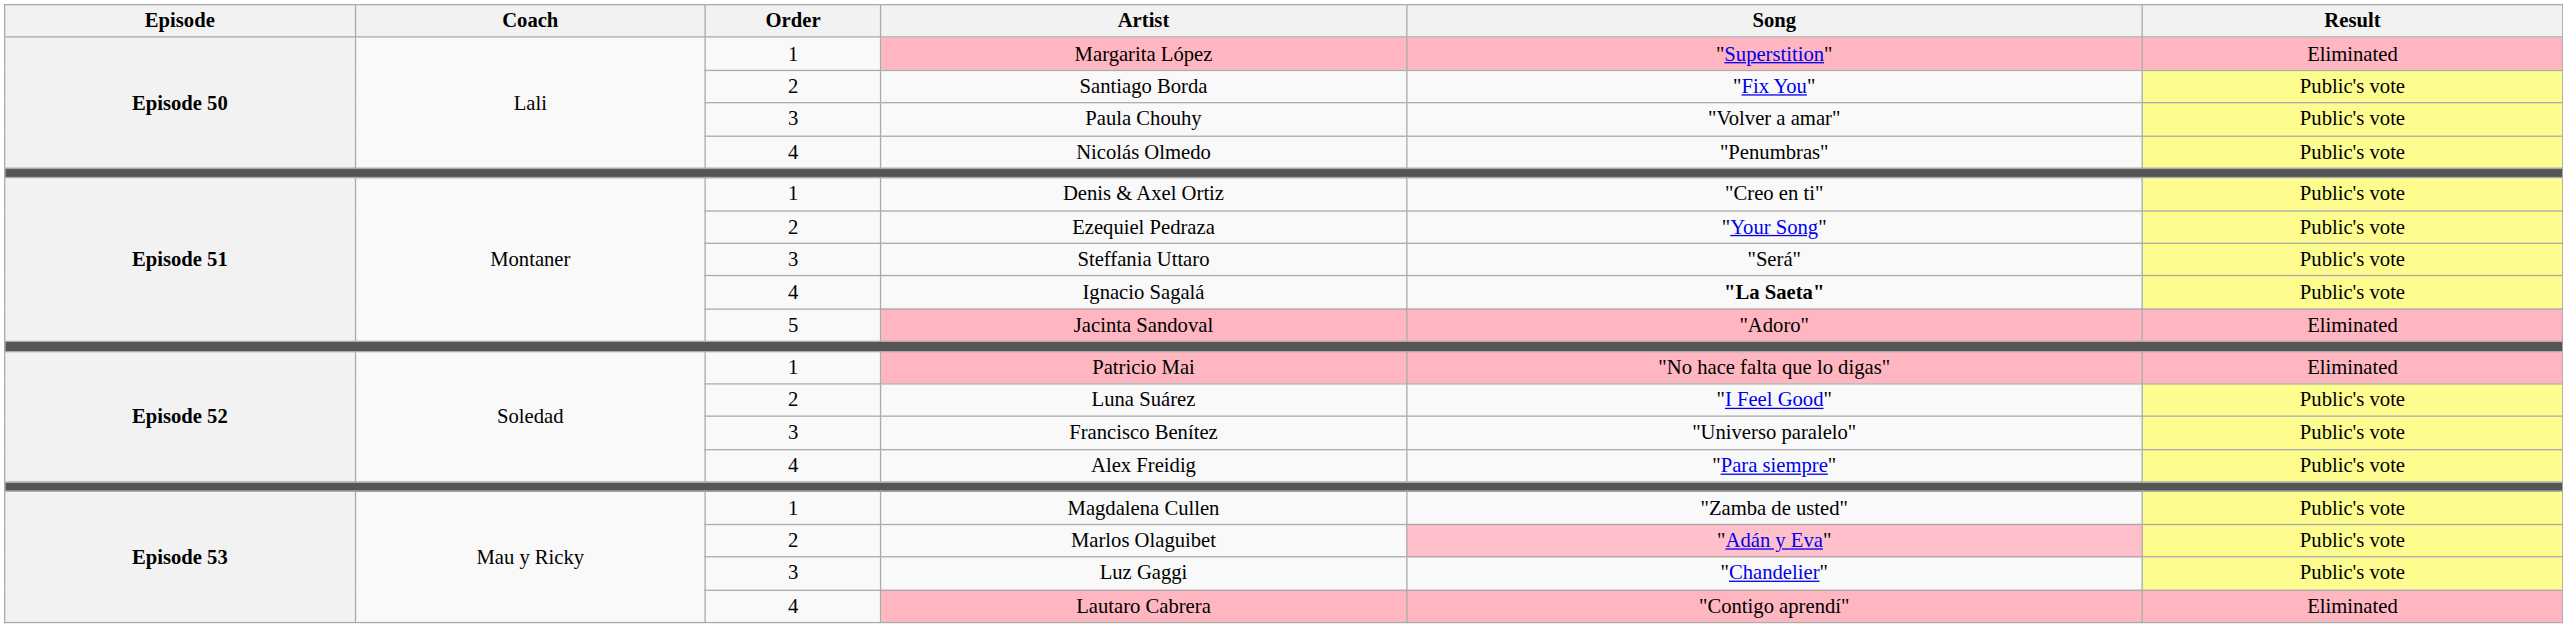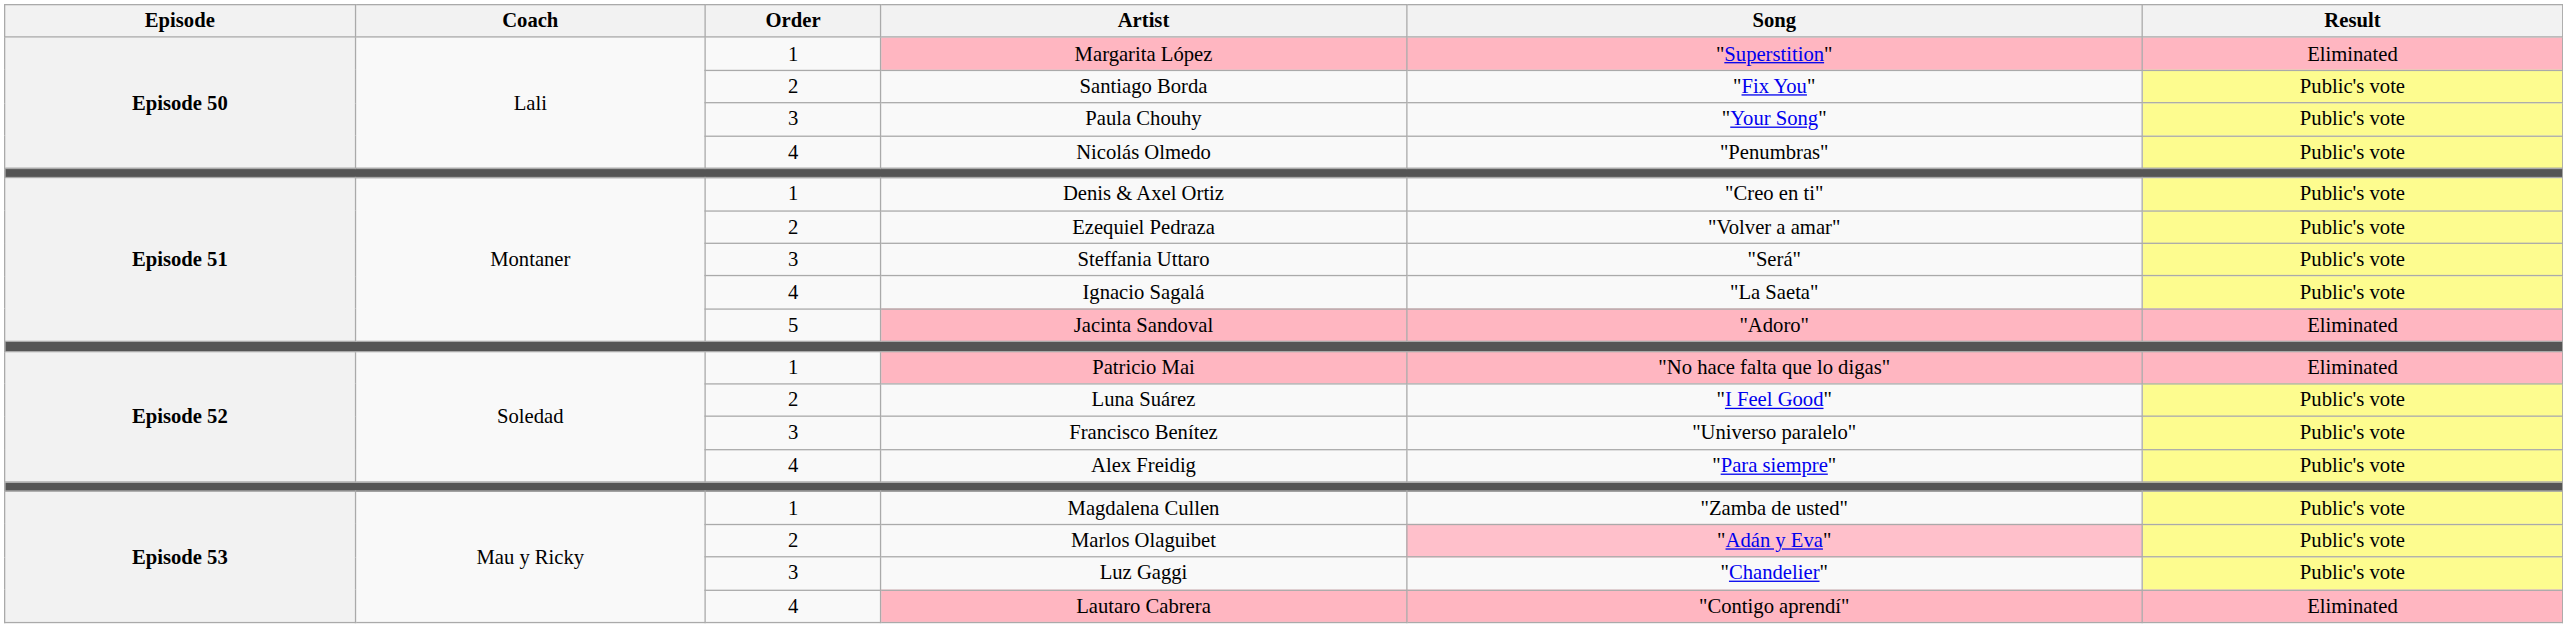(1774, 119) "Volver a amar" -> (1774, 119) "Your Song"
(1774, 226) "Your Song" -> (1774, 226) "Volver a amar"
(1774, 292) bold -> (1774, 292) normal
